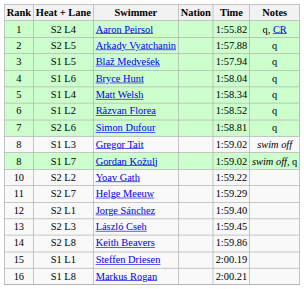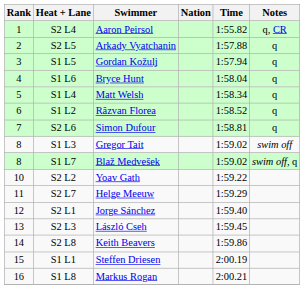(128, 62) Blaž Medvešek -> (127, 62) Gordan Kožulj
(127, 161) Gordan Kožulj -> (128, 161) Blaž Medvešek
